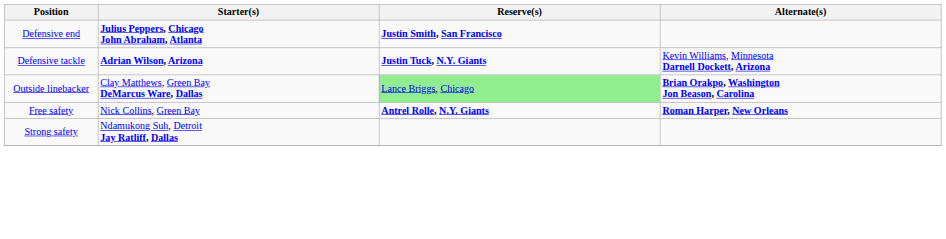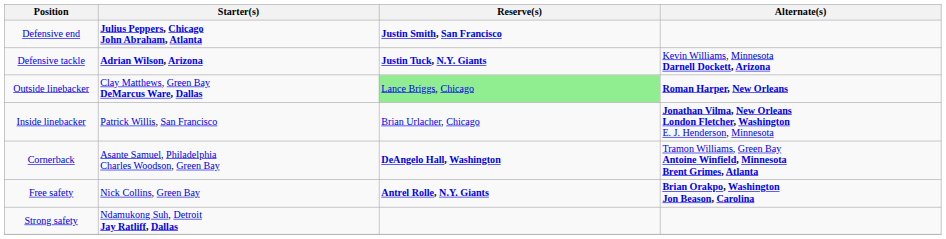(721, 88) Brian Orakpo, Washington Jon Beason, Carolina -> (725, 88) Roman Harper, New Orleans
+ row: (51, 121)
+ row: (51, 160)
(725, 110) Roman Harper, New Orleans -> (721, 193) Brian Orakpo, Washington Jon Beason, Carolina
